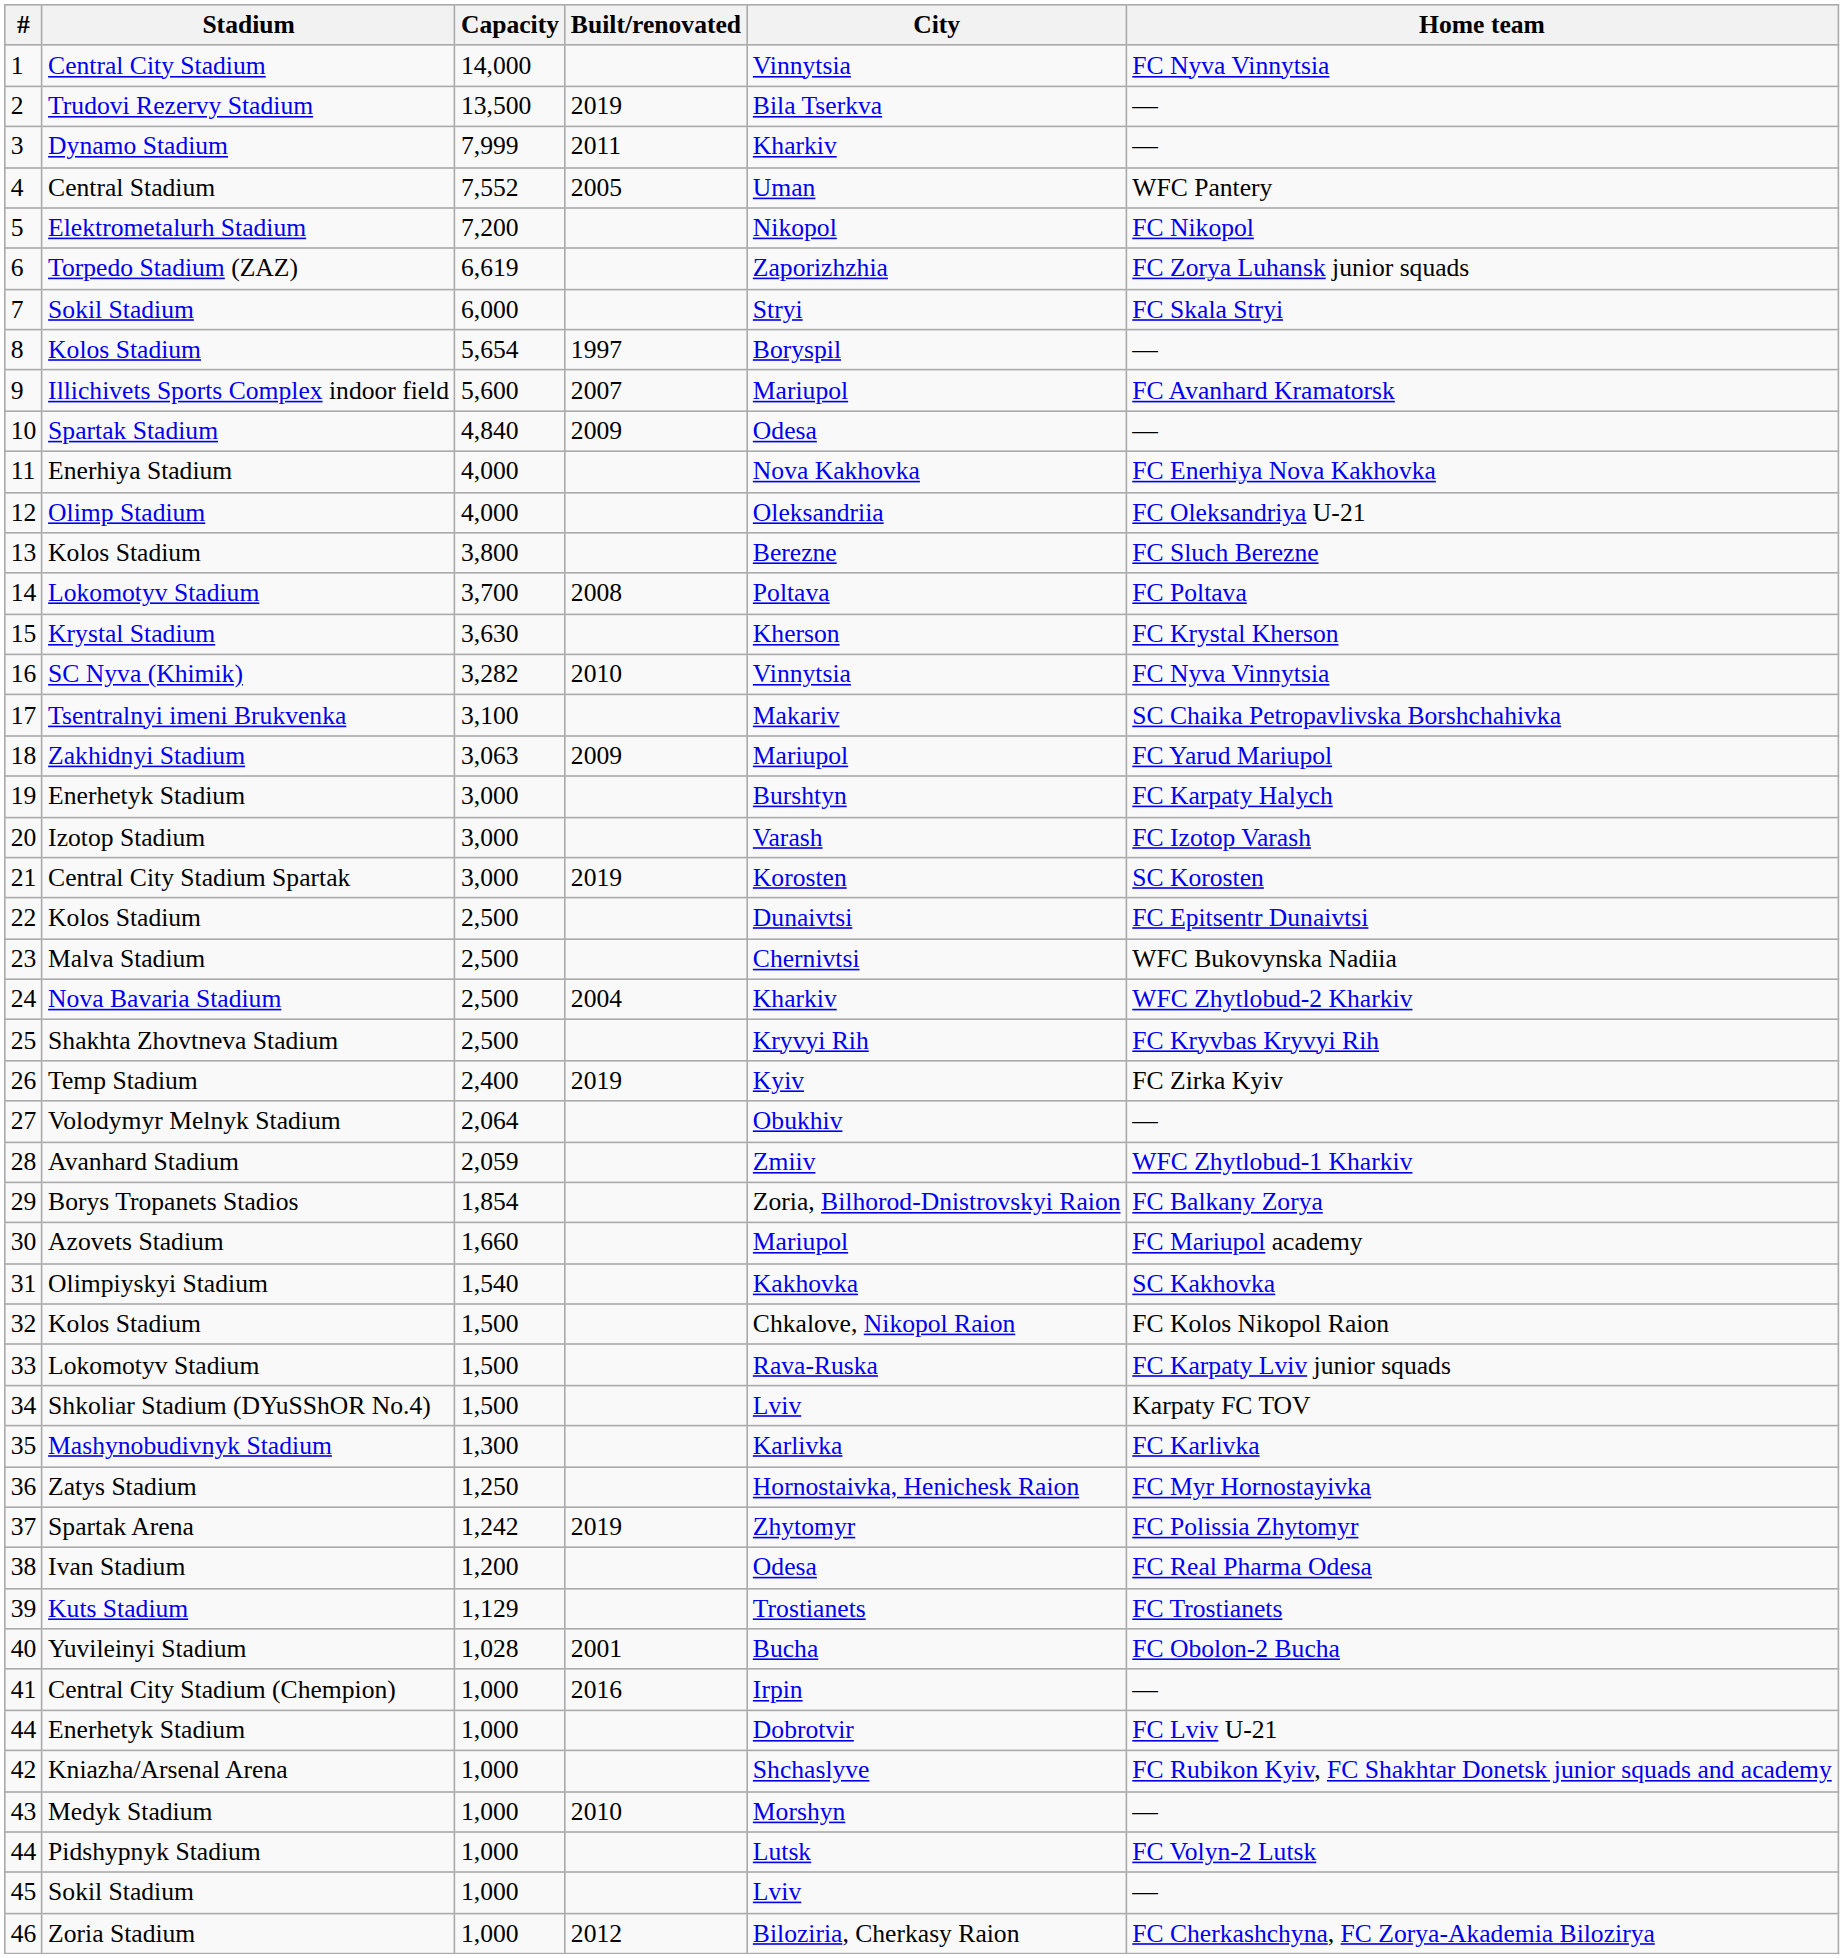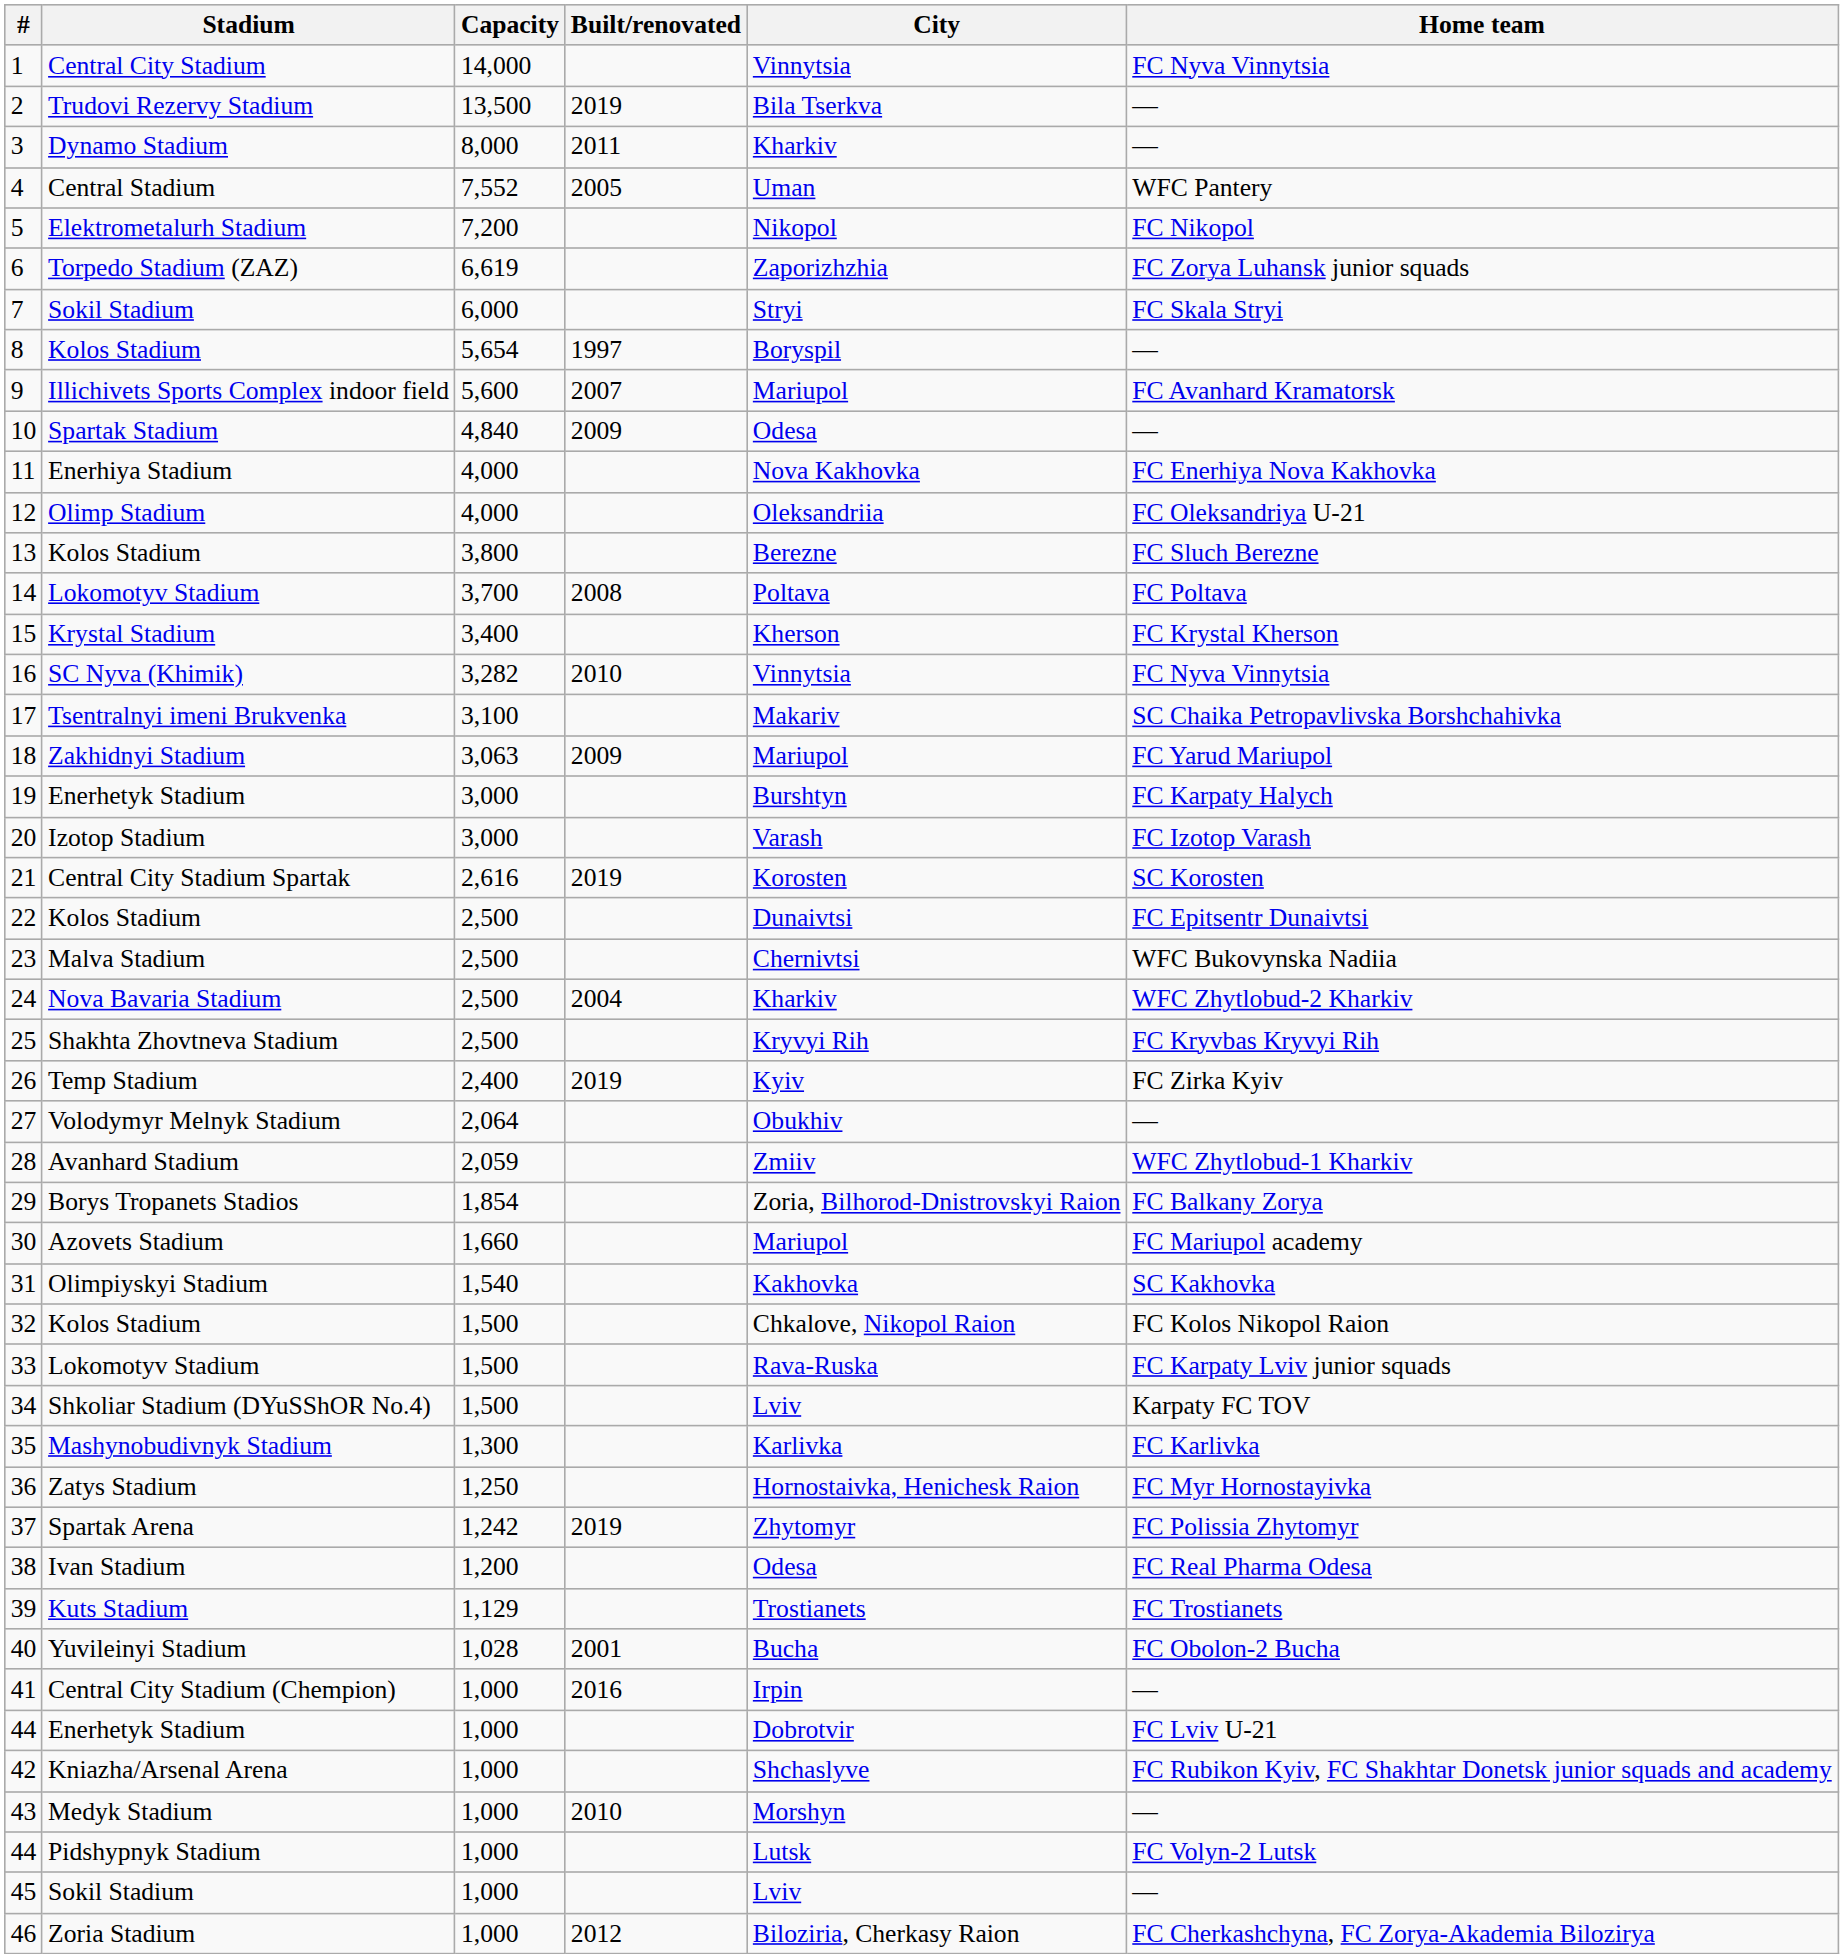(490, 146) 7,999 -> (490, 146) 8,000
(490, 633) 3,630 -> (490, 633) 3,400
(490, 877) 3,000 -> (490, 877) 2,616
